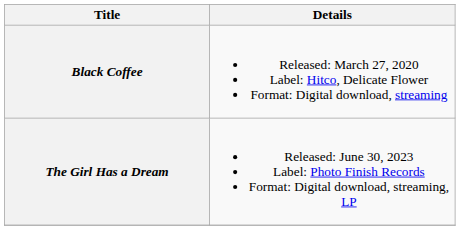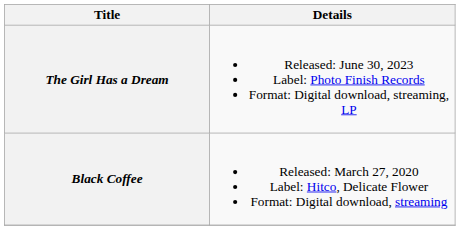rows swapped: (107, 71) <-> (107, 171)
